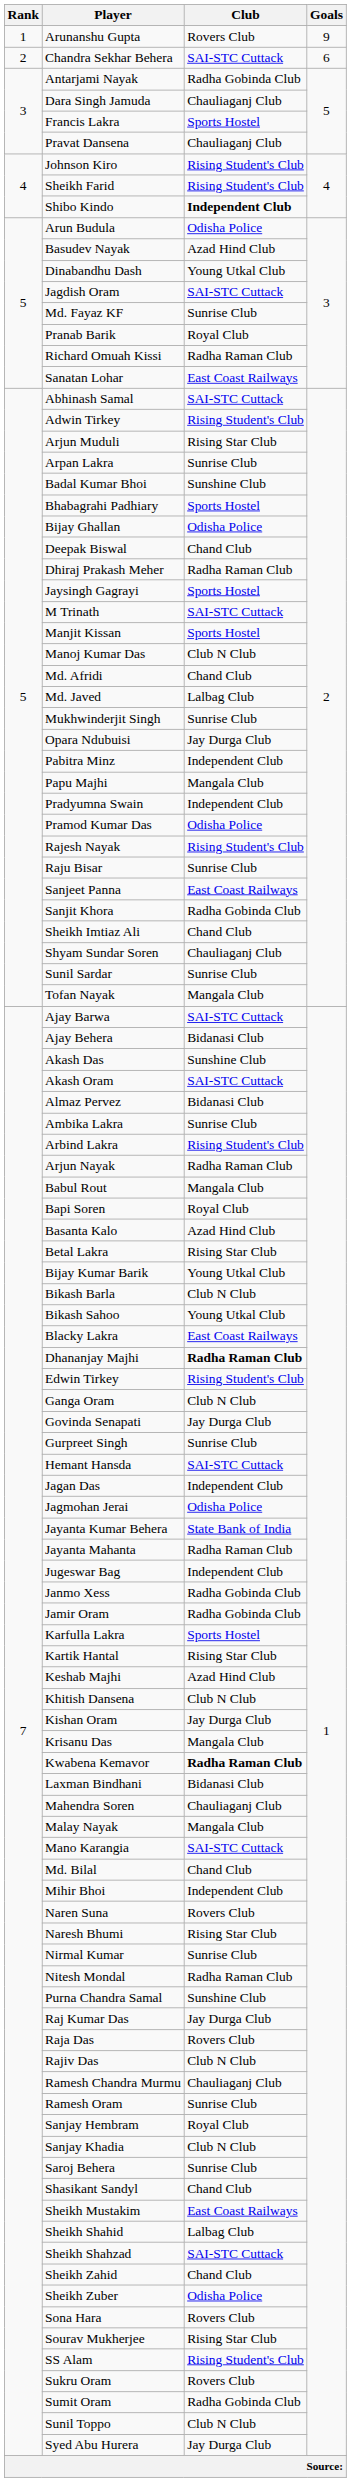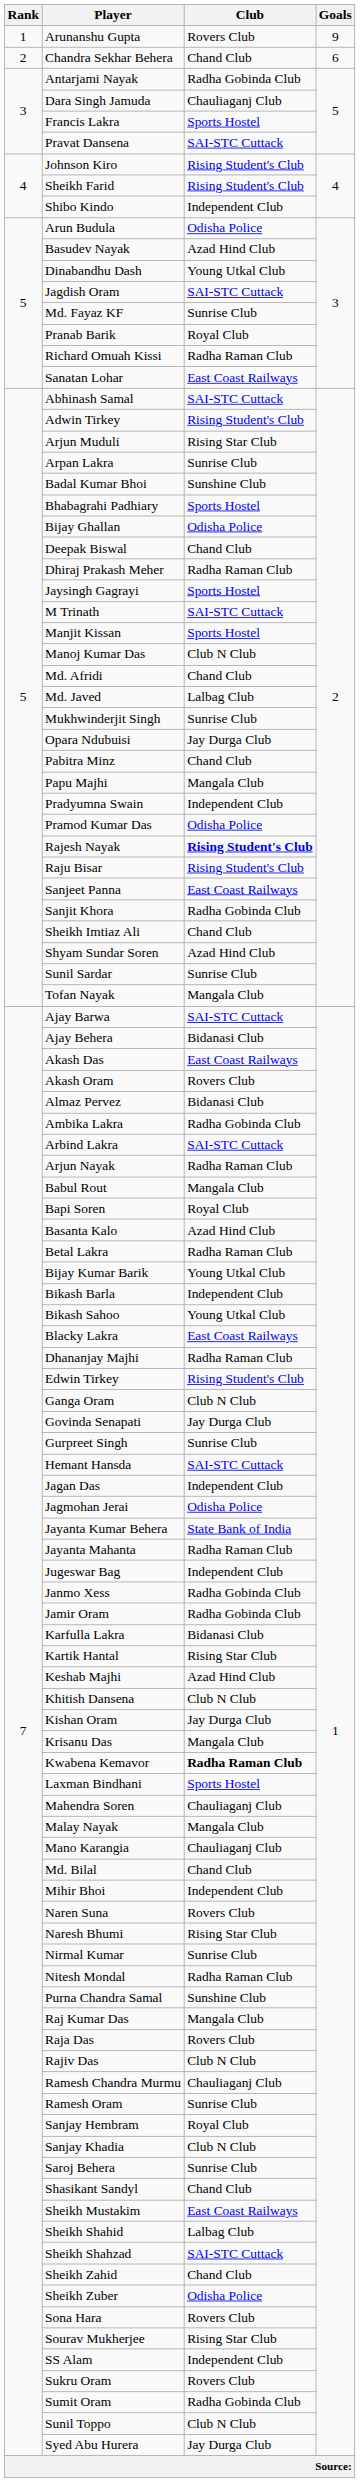(235, 57) SAI-STC Cuttack -> (219, 57) Chand Club
(234, 143) Chauliaganj Club -> (235, 143) SAI-STC Cuttack
(239, 206) bold -> (235, 206) normal
(235, 761) Independent Club -> (219, 761) Chand Club
(246, 846) normal -> (250, 846) bold
(222, 867) Sunrise Club -> (246, 867) Rising Student's Club
(234, 953) Chauliaganj Club -> (231, 953) Azad Hind Club
(227, 1059) Sunshine Club -> (242, 1059) East Coast Railways
(235, 1080) SAI-STC Cuttack -> (221, 1080) Rovers Club
(222, 1123) Sunrise Club -> (244, 1123) Radha Gobinda Club
(246, 1144) Rising Student's Club -> (235, 1144) SAI-STC Cuttack
(232, 1251) Rising Star Club -> (240, 1251) Radha Raman Club
(222, 1294) Club N Club -> (235, 1294) Independent Club
(245, 1358) bold -> (240, 1358) normal
(224, 1635) Sports Hostel -> (225, 1635) Bidanasi Club
(225, 1784) Bidanasi Club -> (224, 1784) Sports Hostel
(235, 1848) SAI-STC Cuttack -> (234, 1848) Chauliaganj Club
(229, 2018) Jay Durga Club -> (225, 2018) Mangala Club
(246, 2359) Rising Student's Club -> (235, 2359) Independent Club
